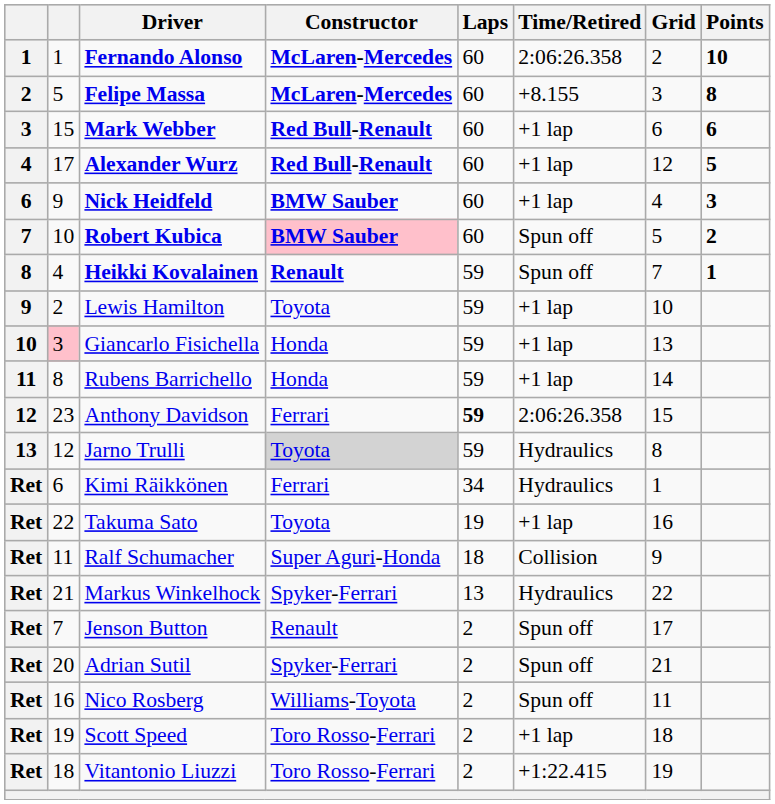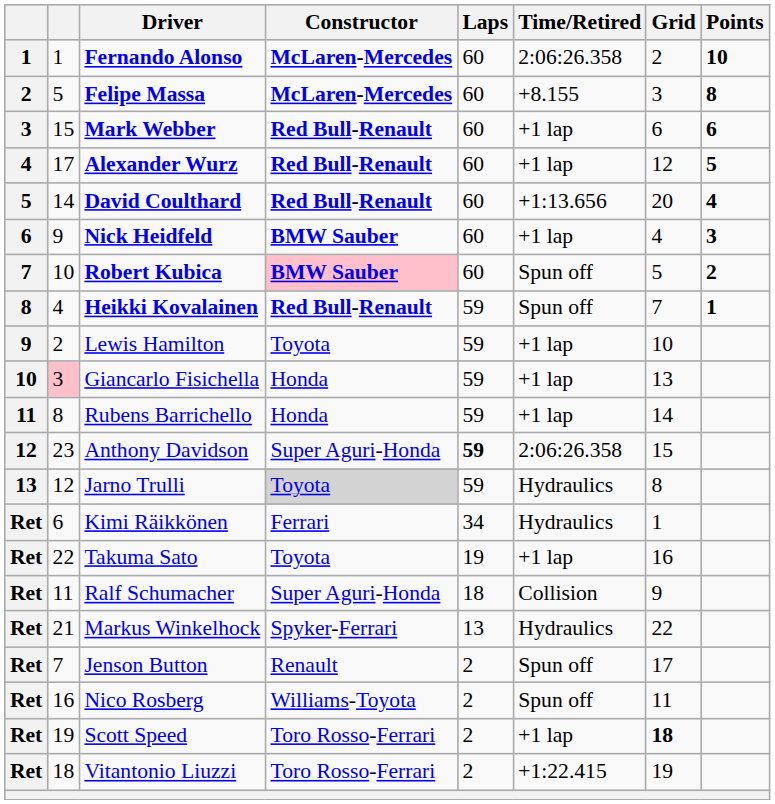+ row: (163, 200)
(307, 271) Renault -> (351, 307) Red Bull-Renault
(300, 414) Ferrari -> (355, 450) Super Aguri-Honda
- row: (138, 664)
(662, 735) normal -> (662, 735) bold
